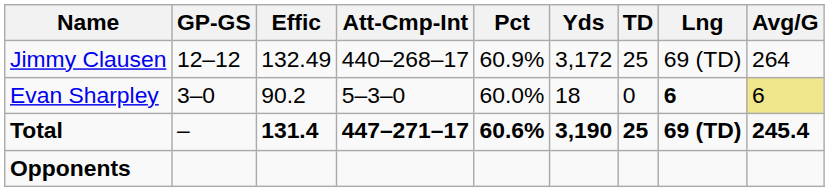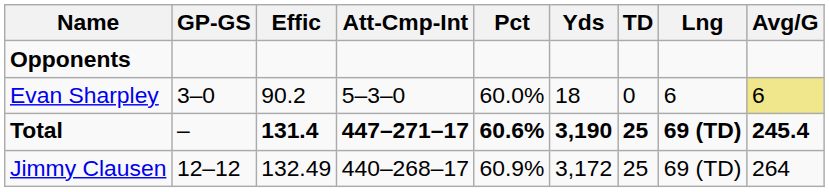rows swapped: (88, 58) <-> (70, 167)
(670, 95) bold -> (670, 95) normal
